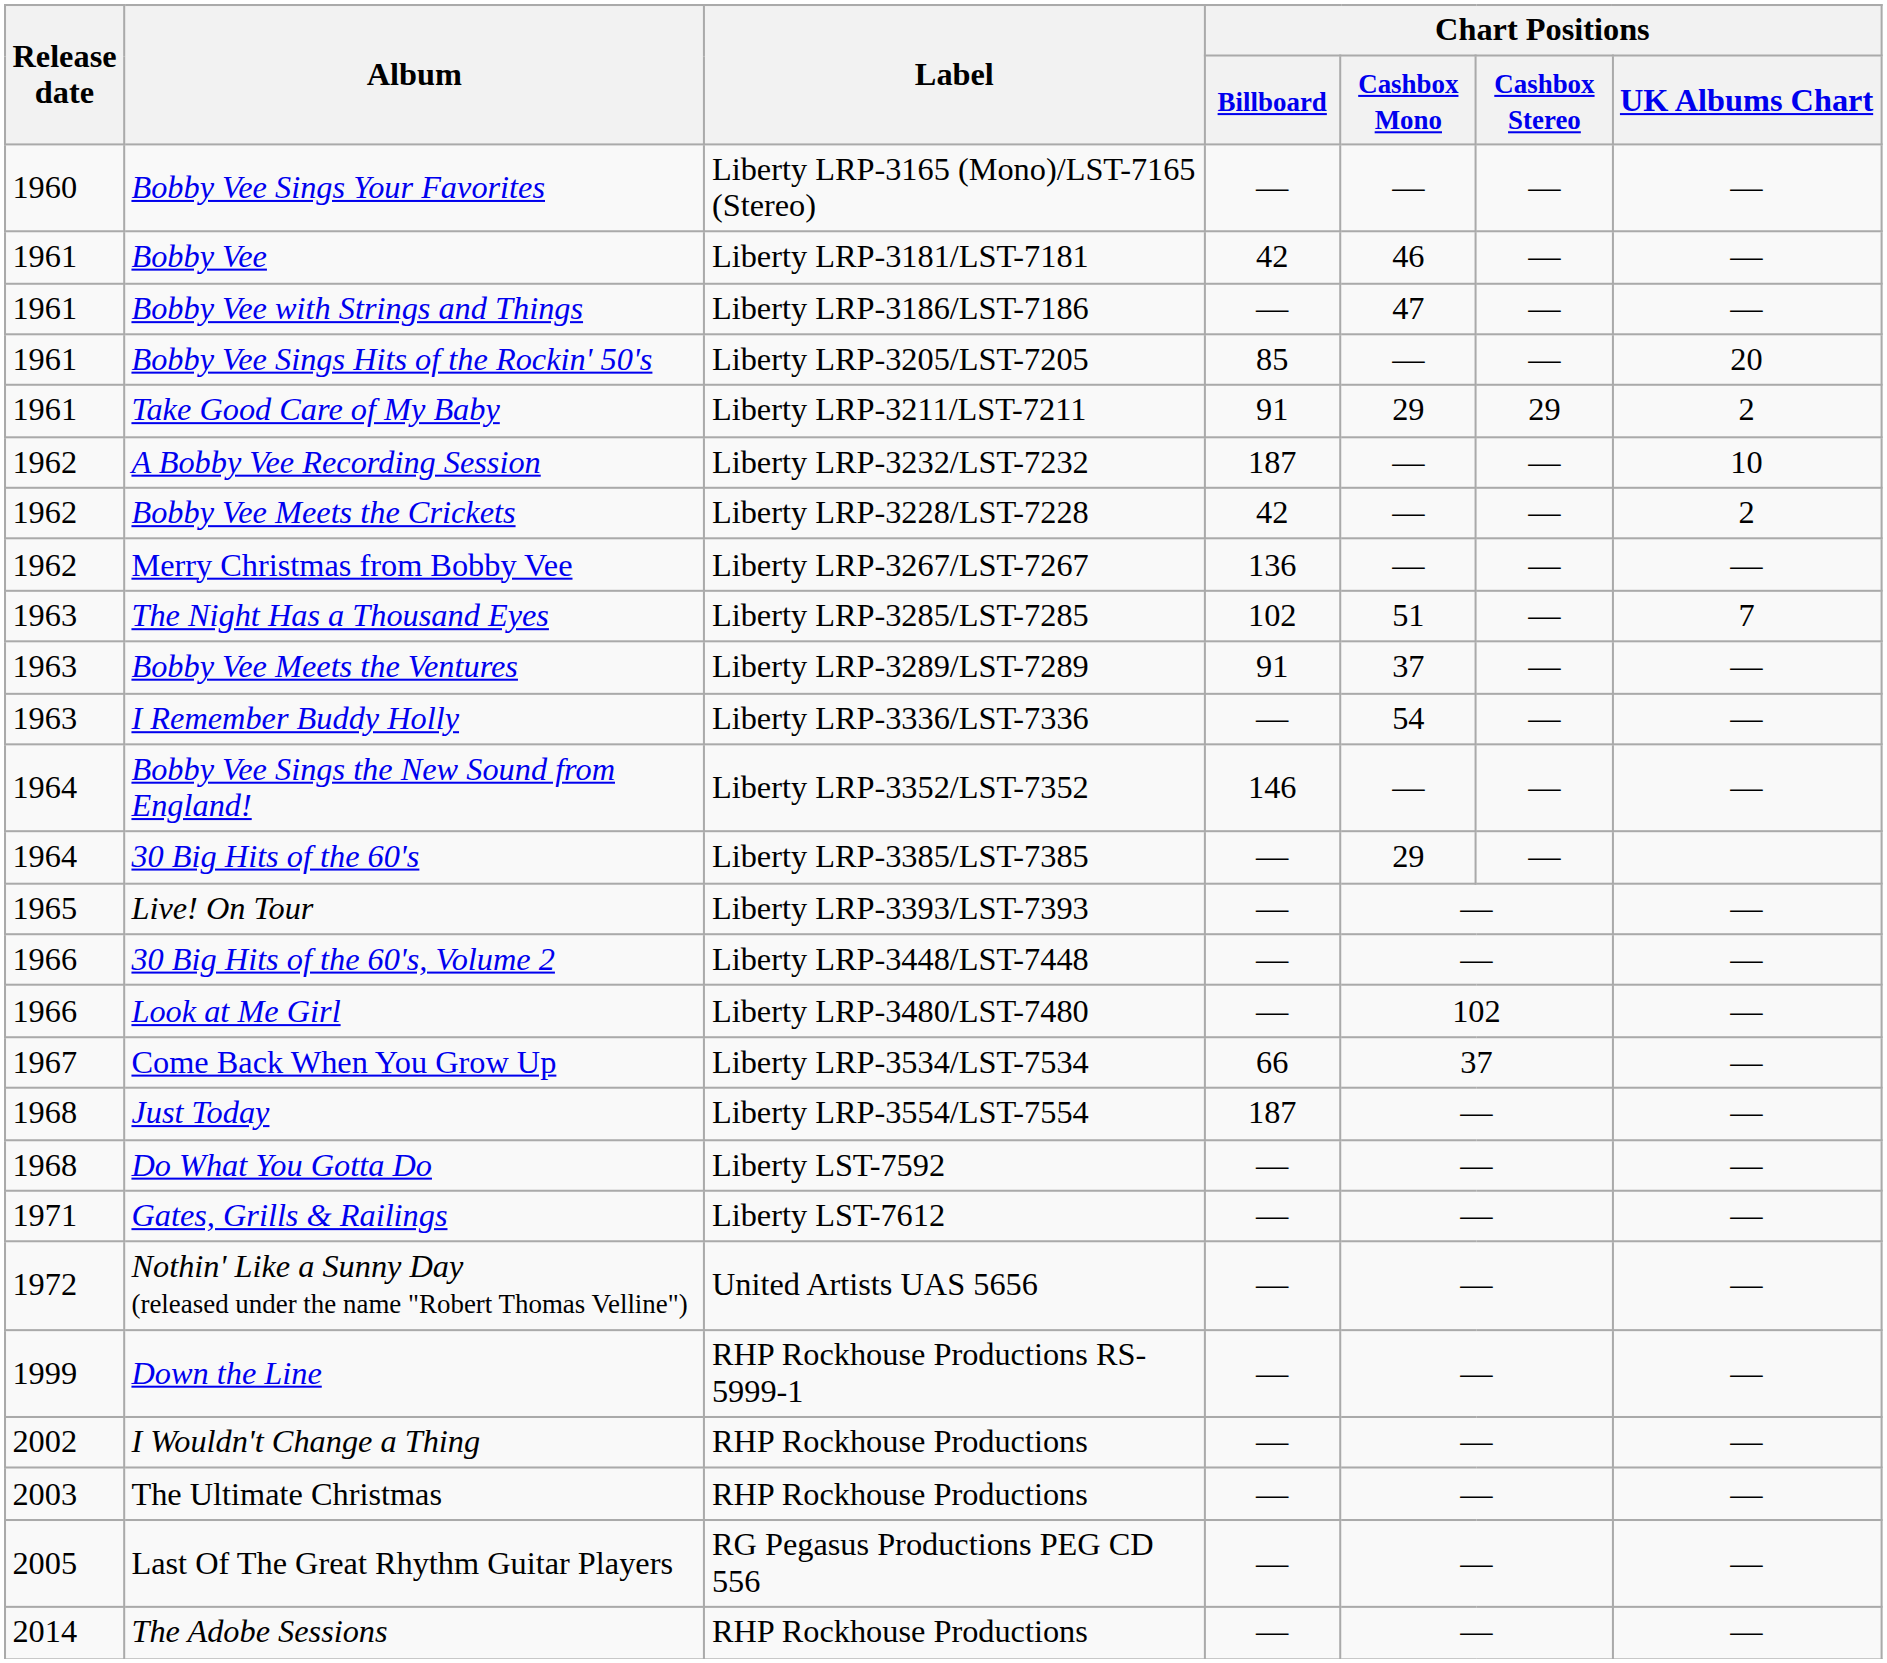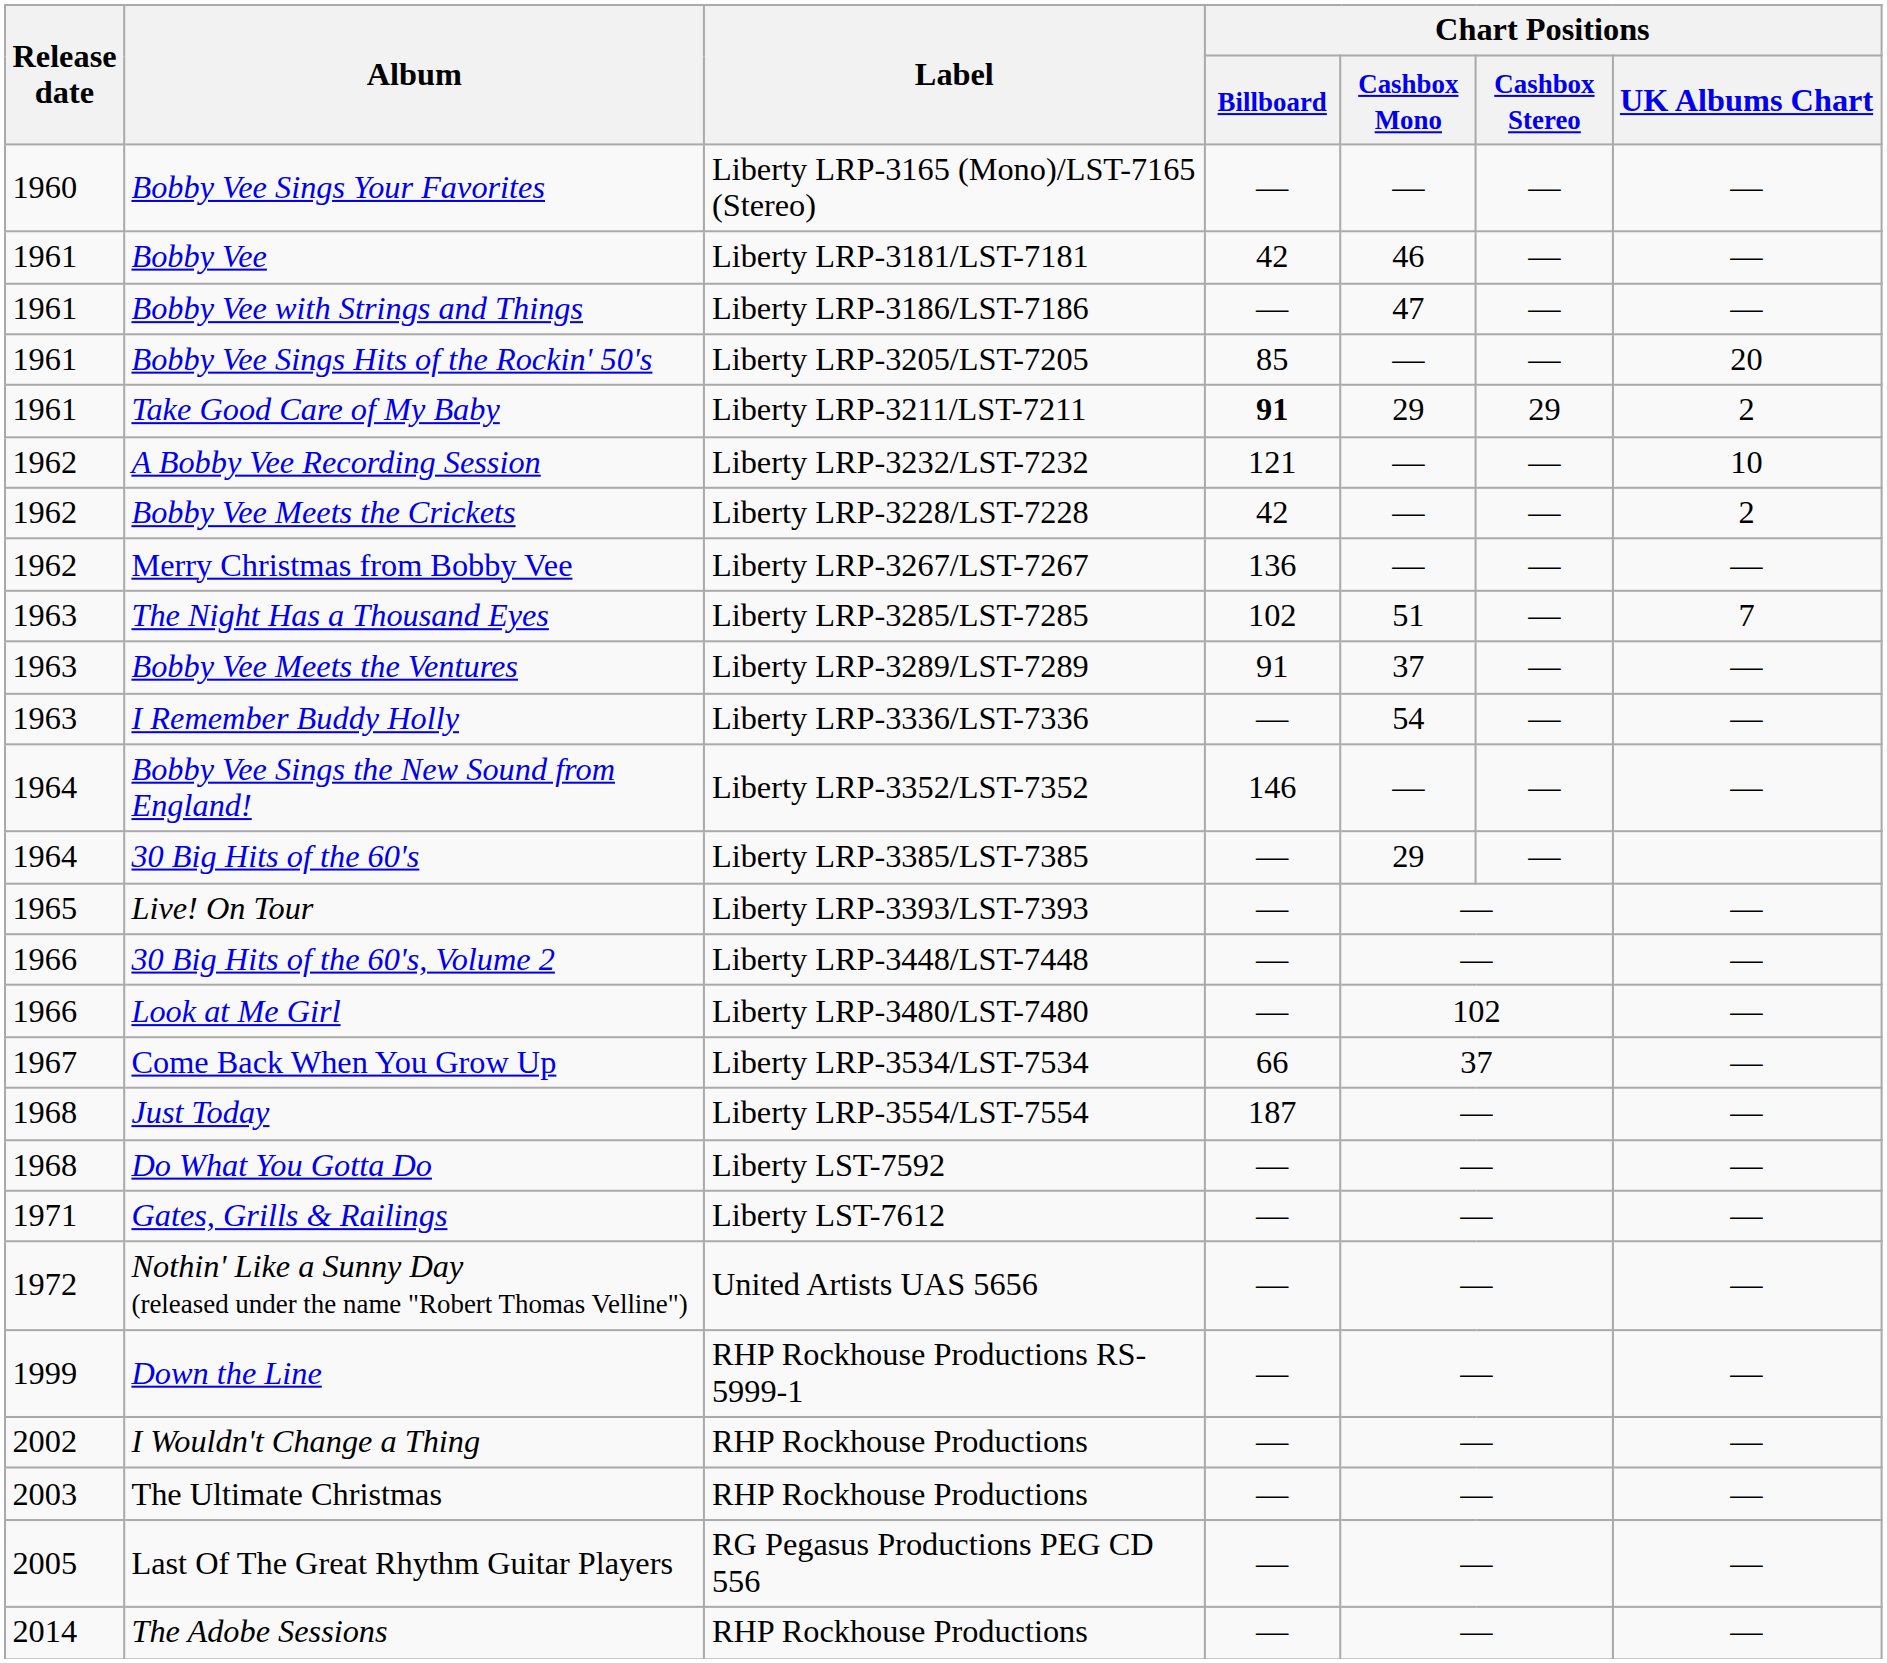(1272, 410) normal -> (1272, 410) bold
(1272, 461) 187 -> (1272, 461) 121
